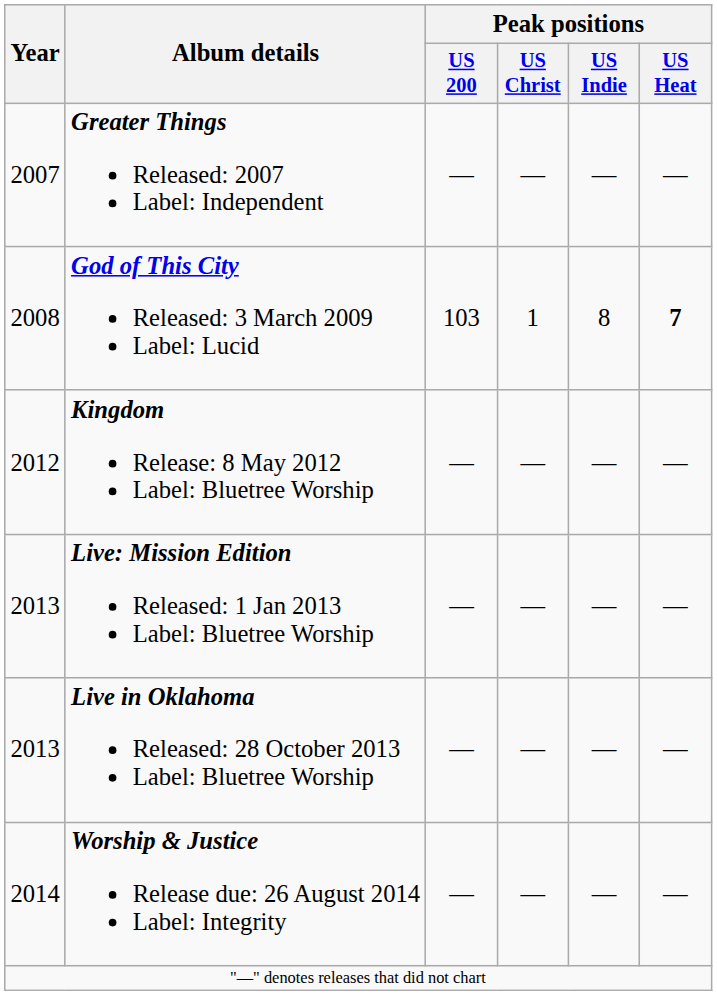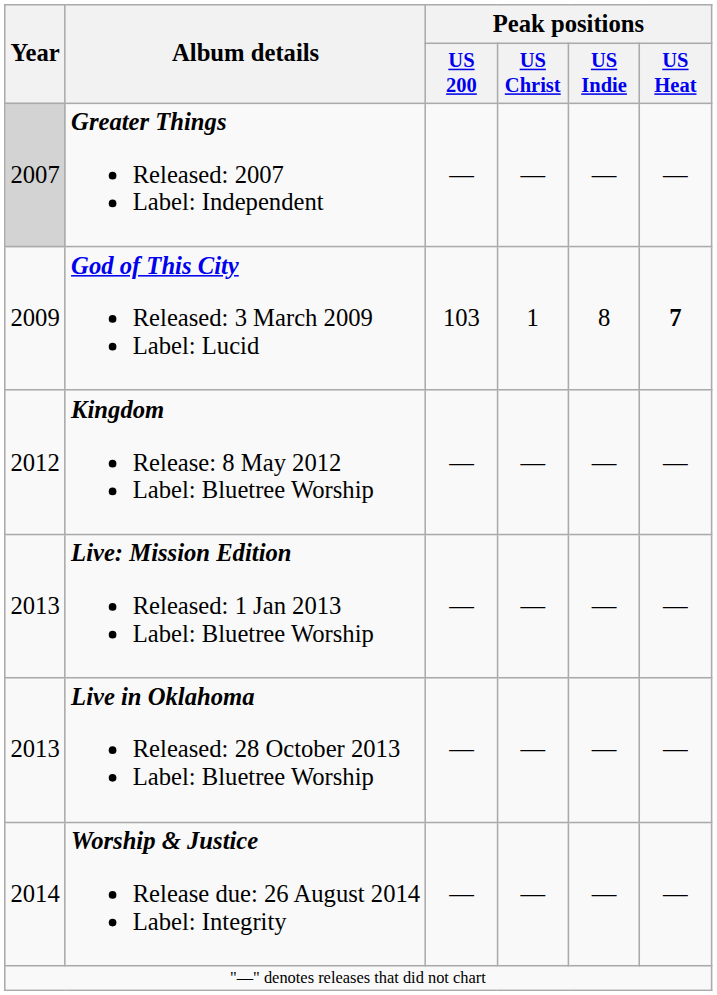(35, 174) no background -> (35, 174) lightgrey background
(35, 318) 2008 -> (35, 318) 2009
